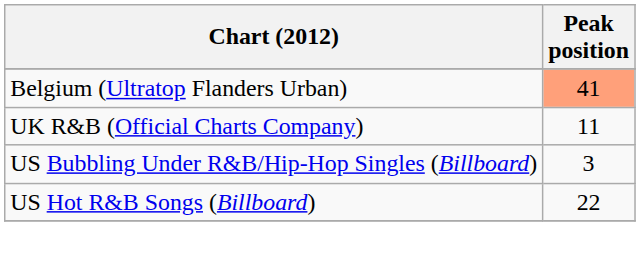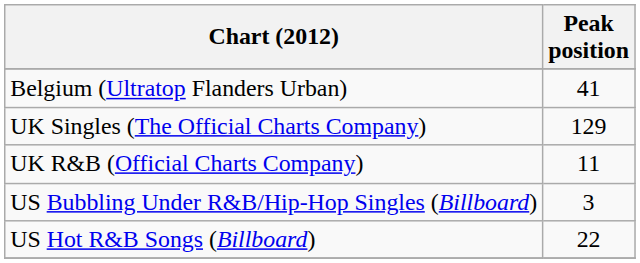(589, 88) lightsalmon background -> (589, 88) no background
+ row: (218, 125)
